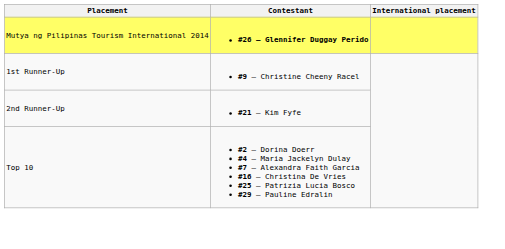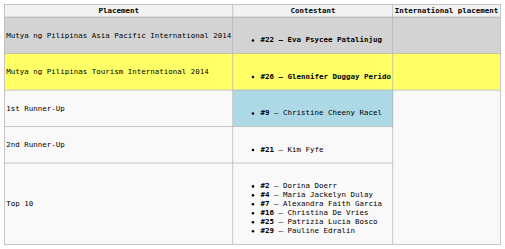+ row: (119, 35)
(291, 76) no background -> (313, 112) lightblue background
